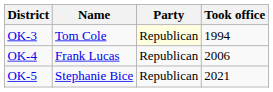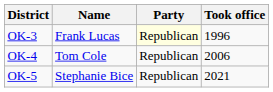(81, 35) Tom Cole -> (87, 35) Frank Lucas
(217, 35) 1994 -> (217, 35) 1996
(87, 55) Frank Lucas -> (81, 55) Tom Cole
